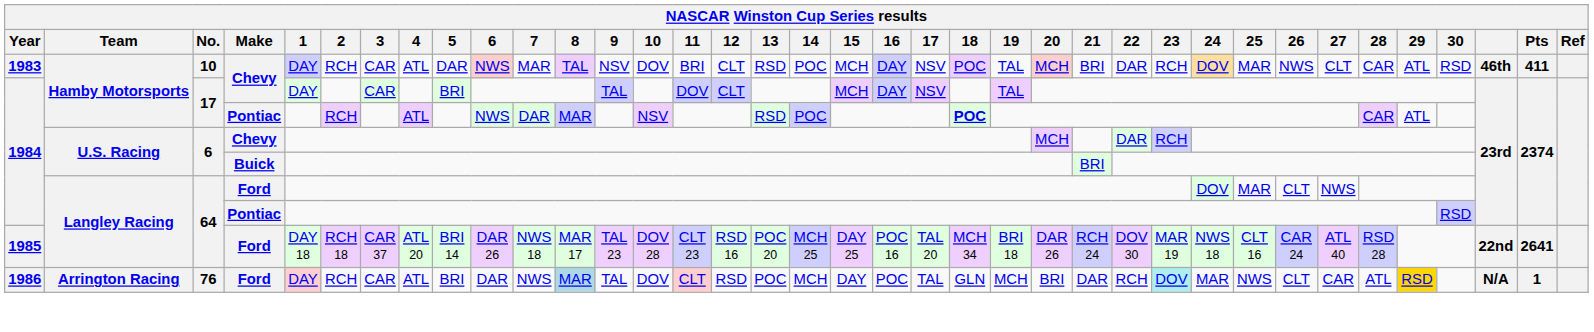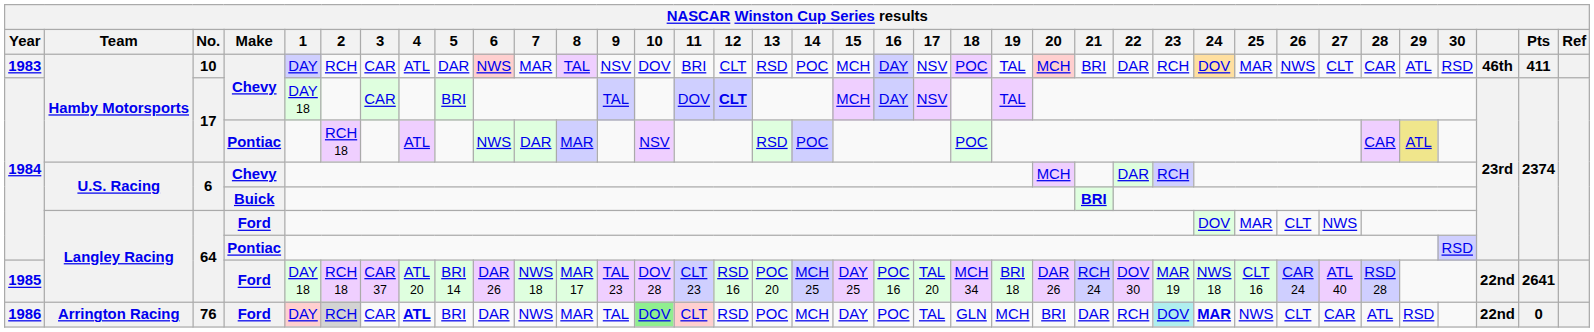(303, 90) DAY -> (303, 99) DAY 18
(731, 90) normal -> (733, 99) bold
(341, 115) RCH -> (341, 140) RCH 18
(970, 115) bold -> (971, 141) normal
(1417, 115) no background -> (1419, 141) khaki background
(1092, 164) normal -> (1094, 199) bold
(341, 280) no background -> (341, 314) lightgrey background
(416, 280) normal -> (417, 314) bold
(575, 280) lightblue background -> (577, 314) no background
(653, 280) no background -> (654, 314) lightgreen background
(1213, 280) normal -> (1214, 314) bold
(1417, 280) gold background -> (1419, 314) no background
(1496, 280) N/A -> (1497, 314) 22nd
(1537, 280) 1 -> (1539, 314) 0
